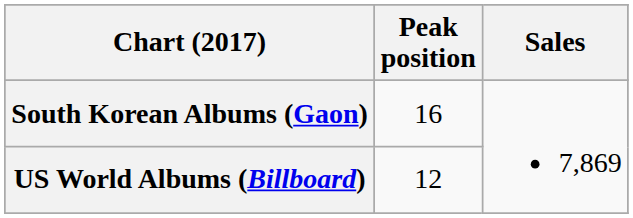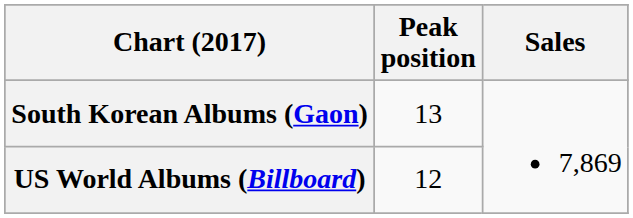(428, 113) 16 -> (428, 113) 13
